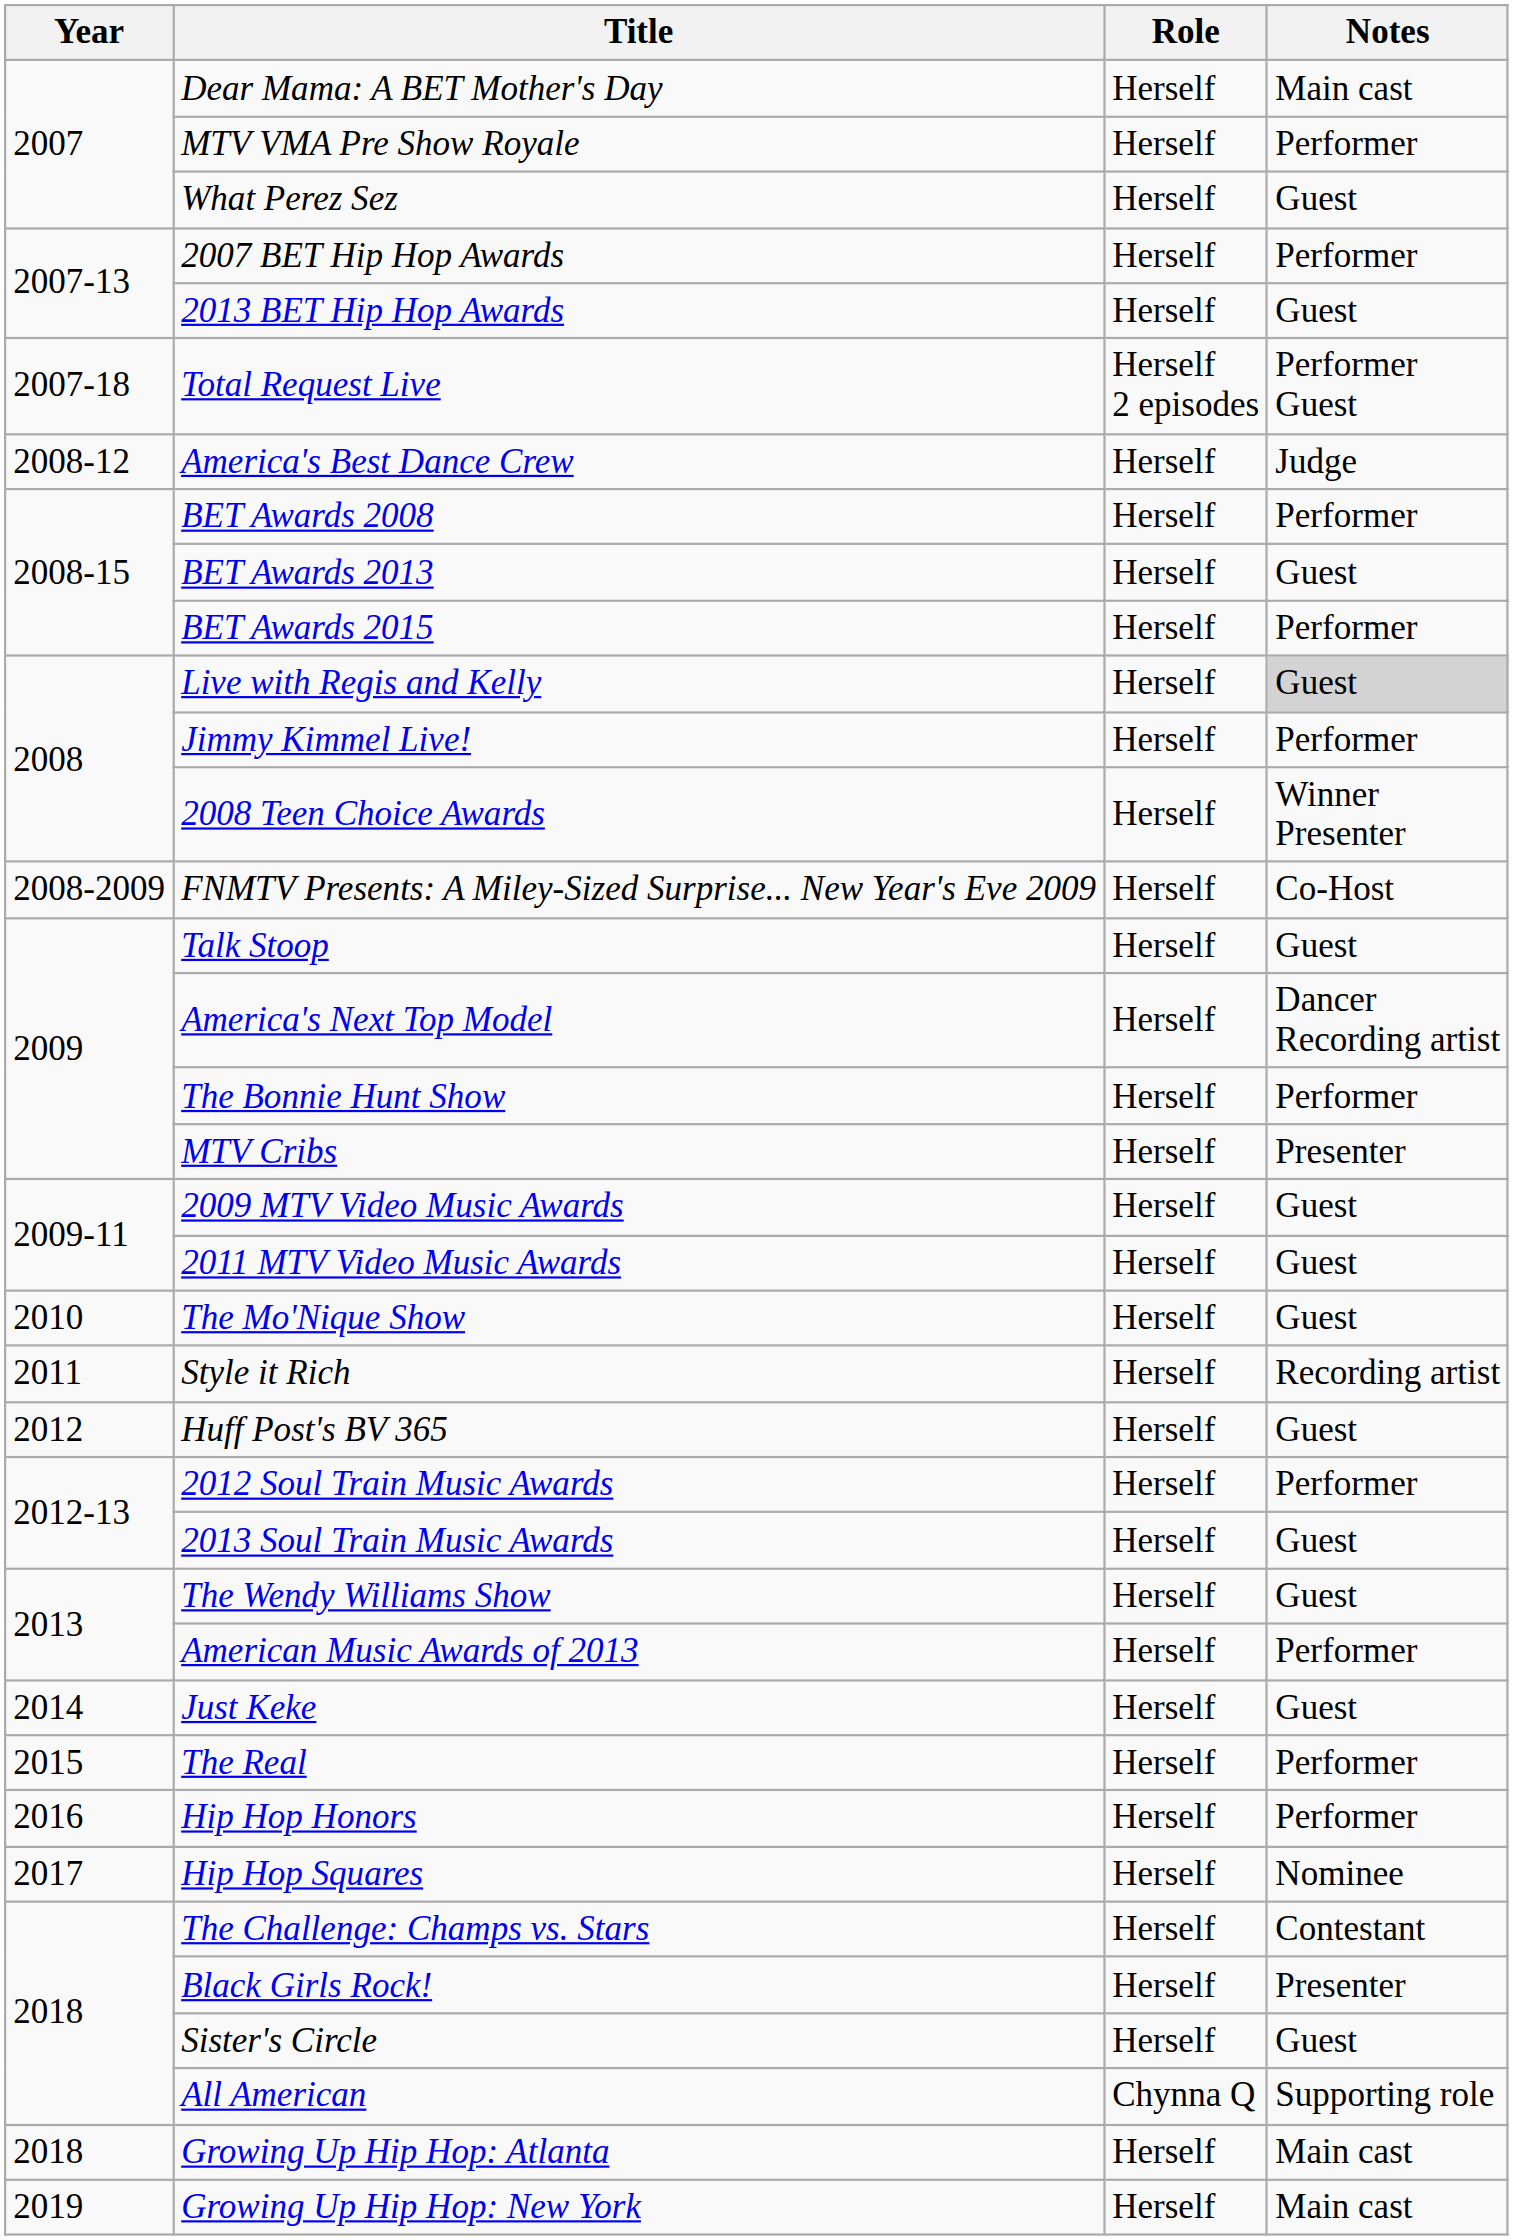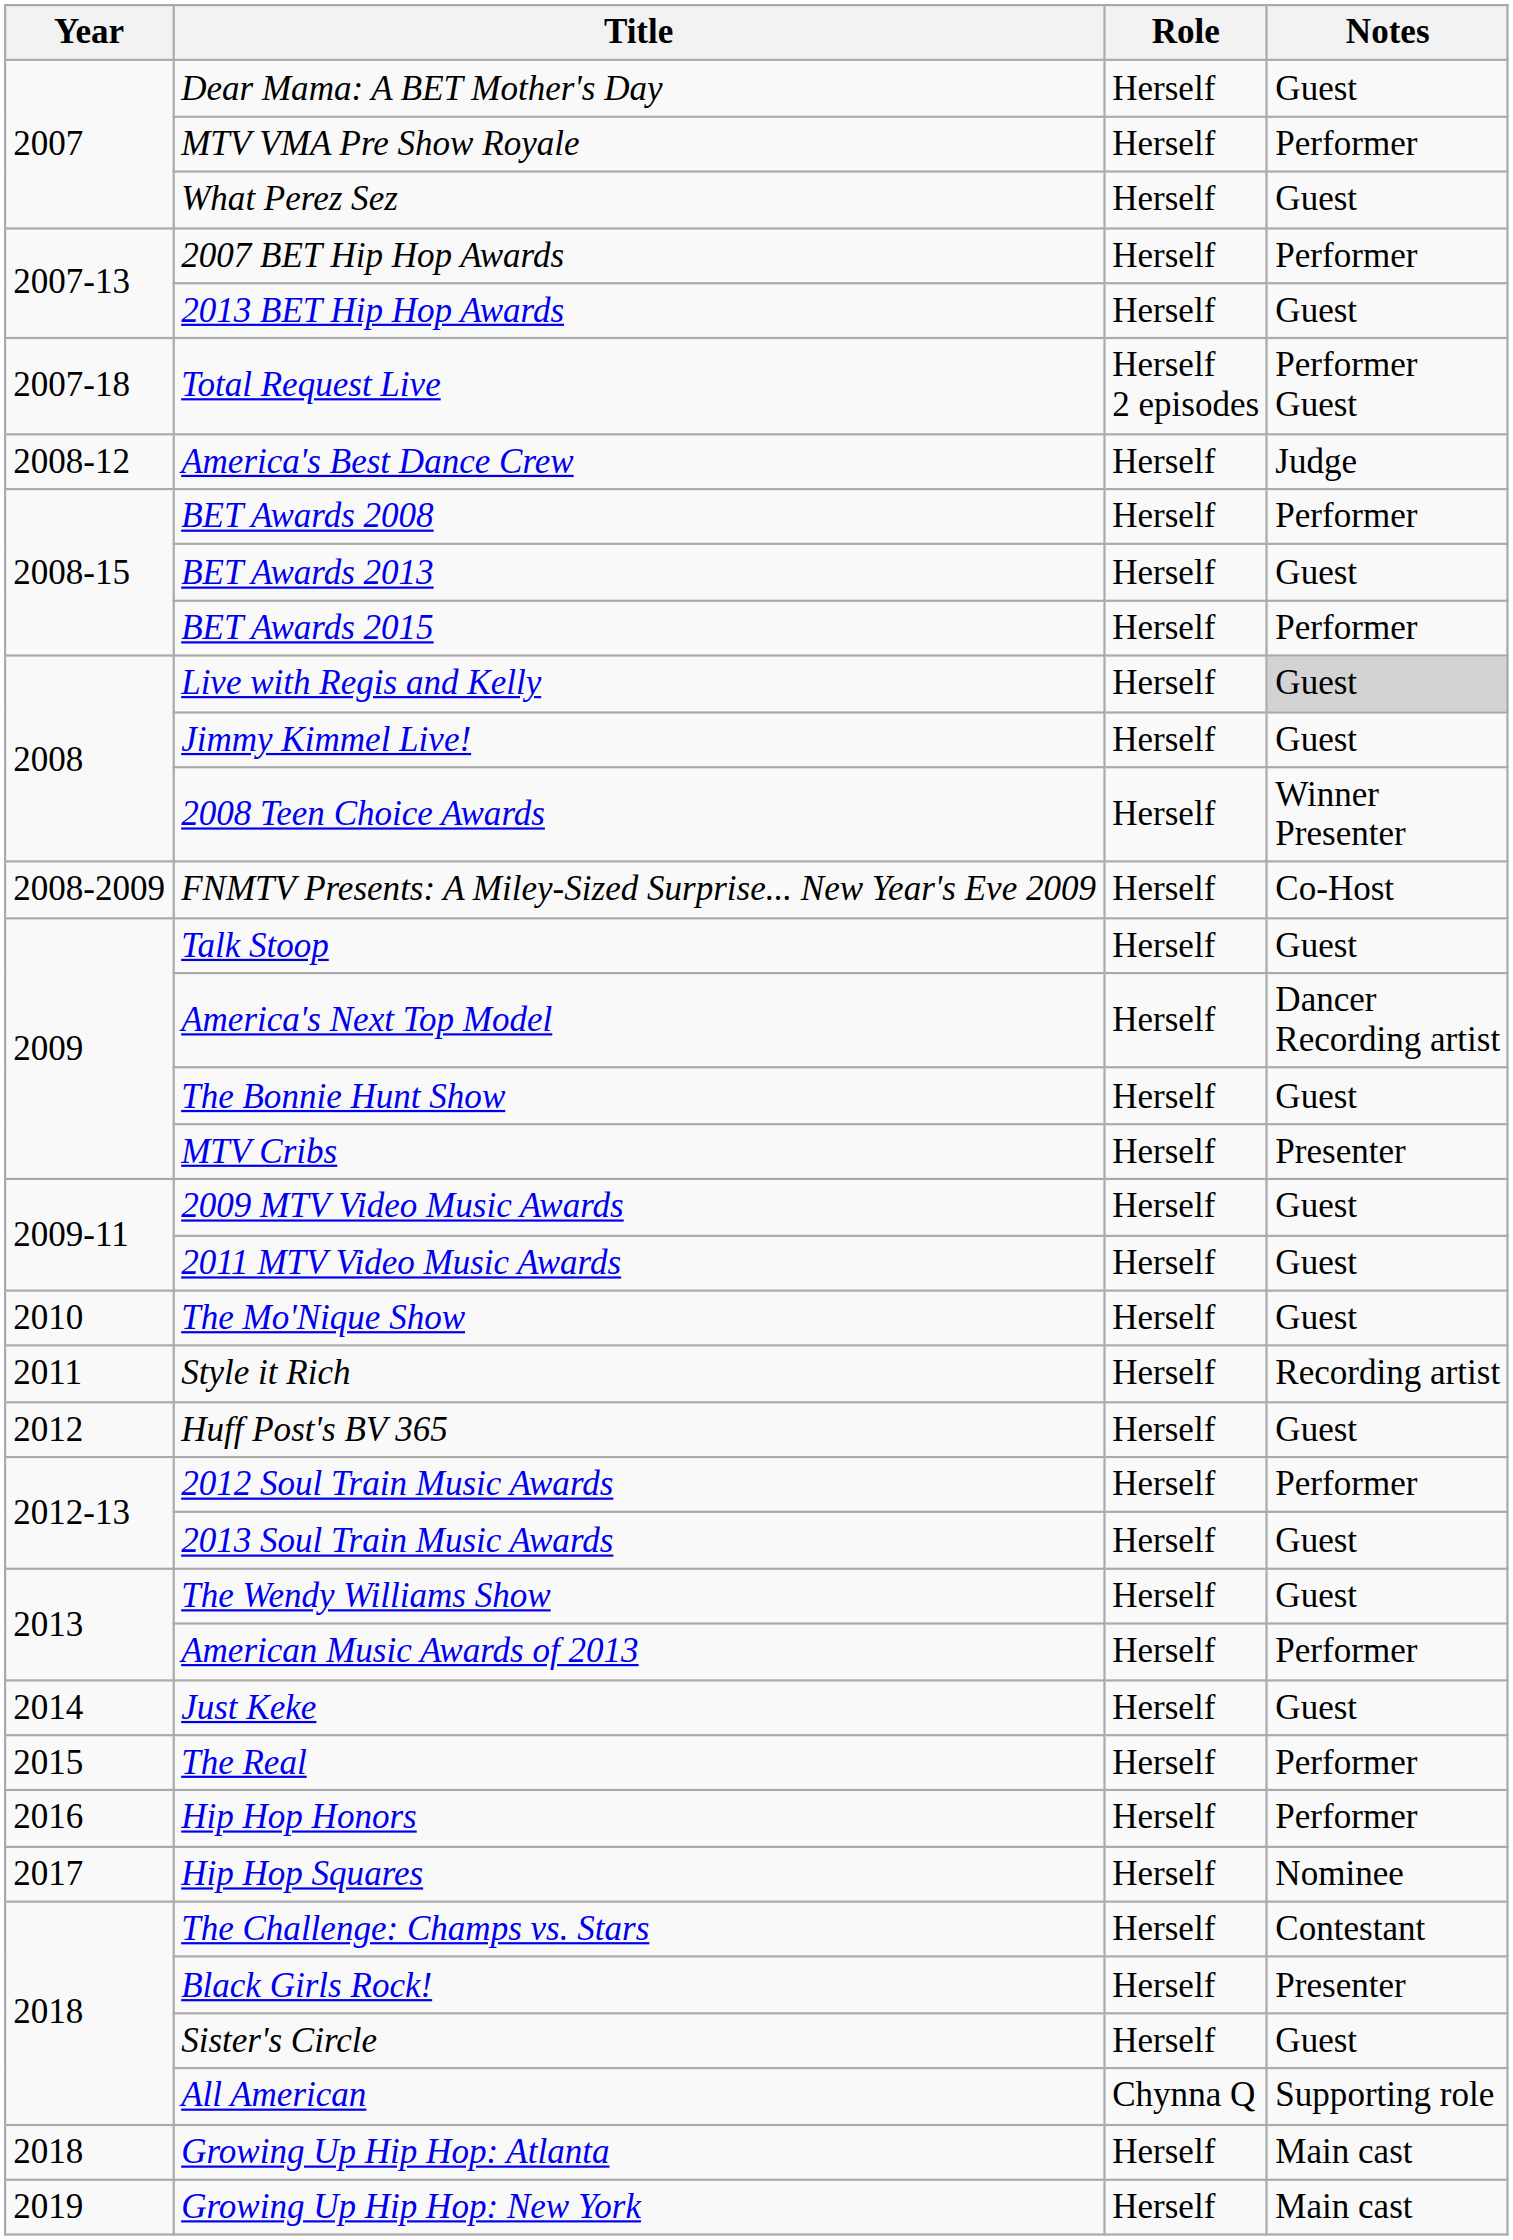(1344, 87) Main cast -> (1316, 87) Guest
(1346, 738) Performer -> (1316, 738) Guest
(1346, 1095) Performer -> (1316, 1095) Guest
